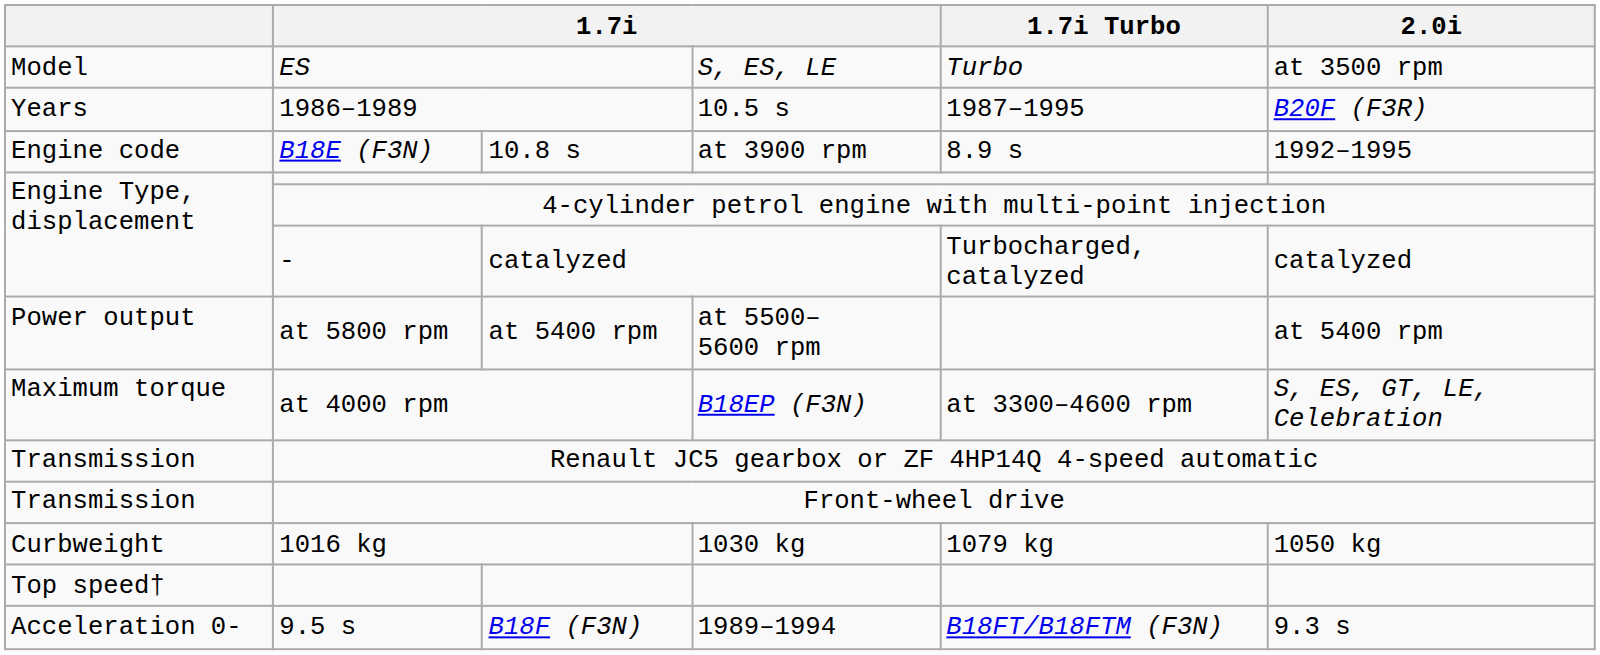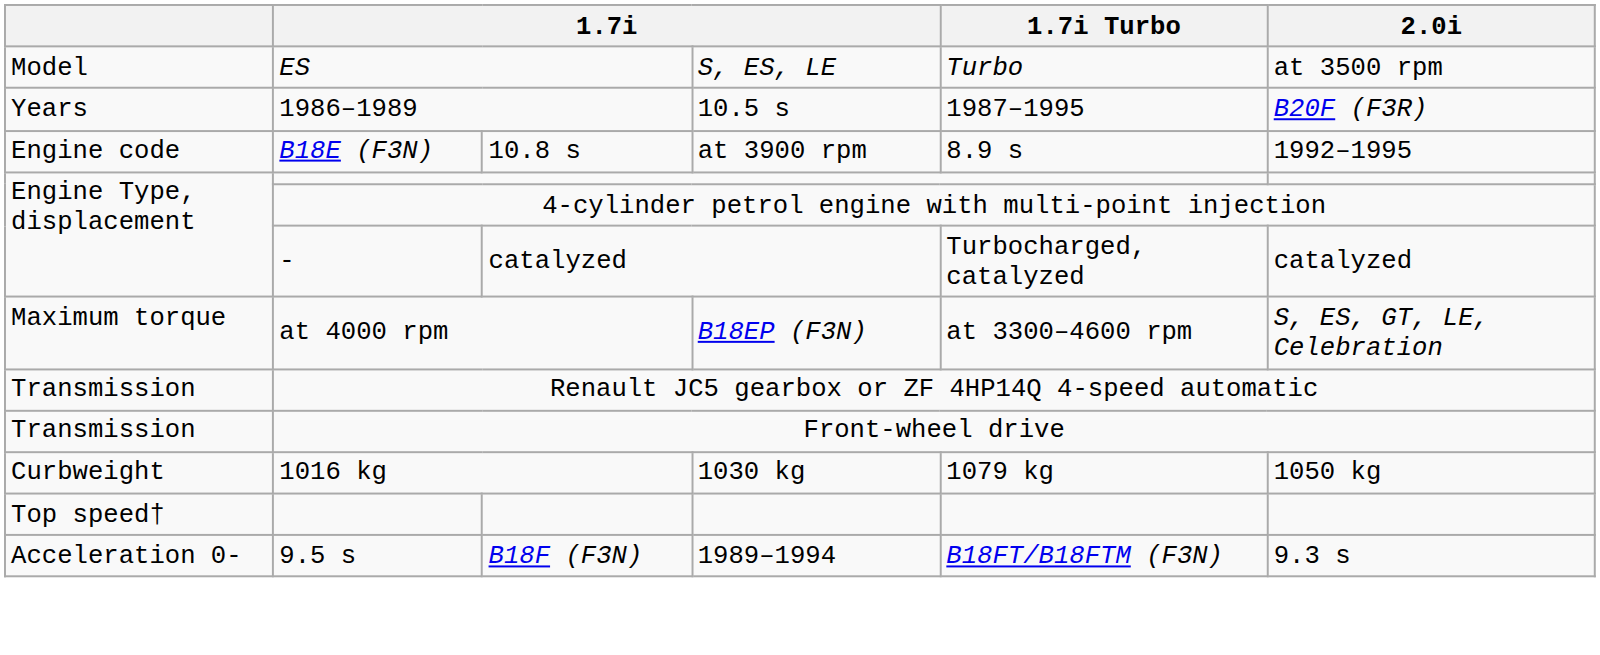- row: (103, 318)
